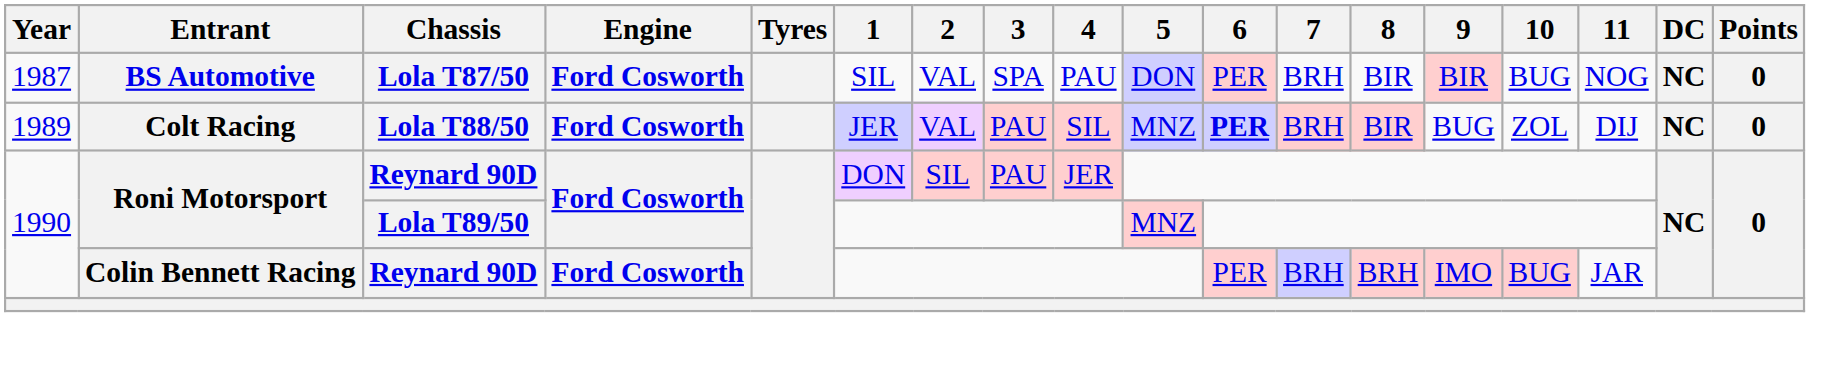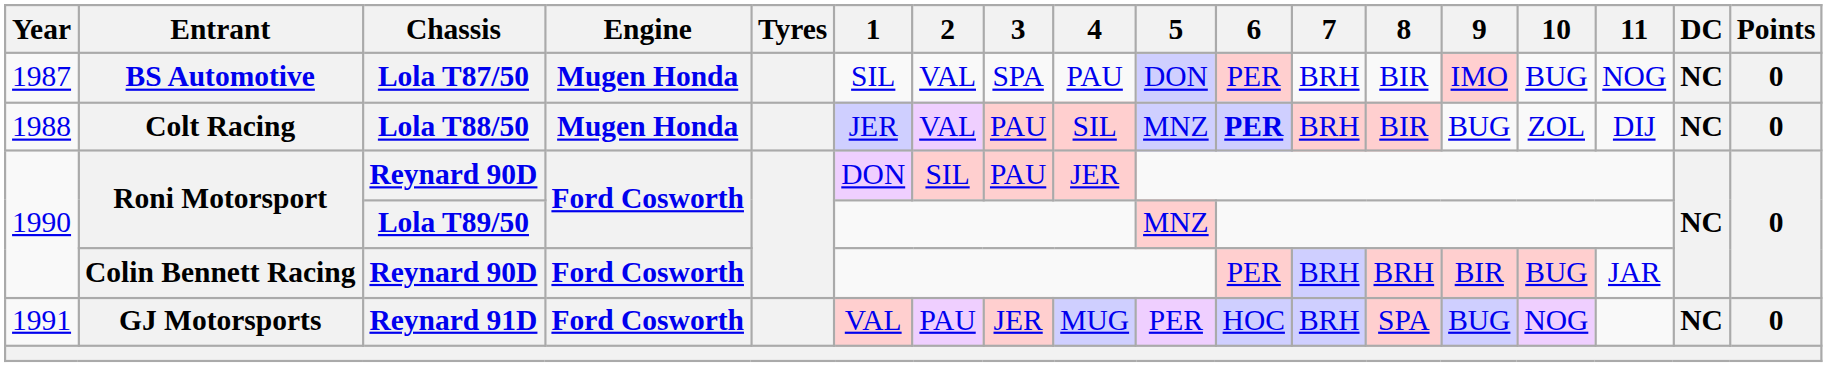(648, 77) Ford Cosworth -> (648, 77) Mugen Honda
(1463, 77) BIR -> (1479, 77) IMO
(42, 125) 1989 -> (42, 125) 1988
(648, 125) Ford Cosworth -> (648, 125) Mugen Honda
(1463, 271) IMO -> (1479, 271) BIR
+ row: (220, 320)
